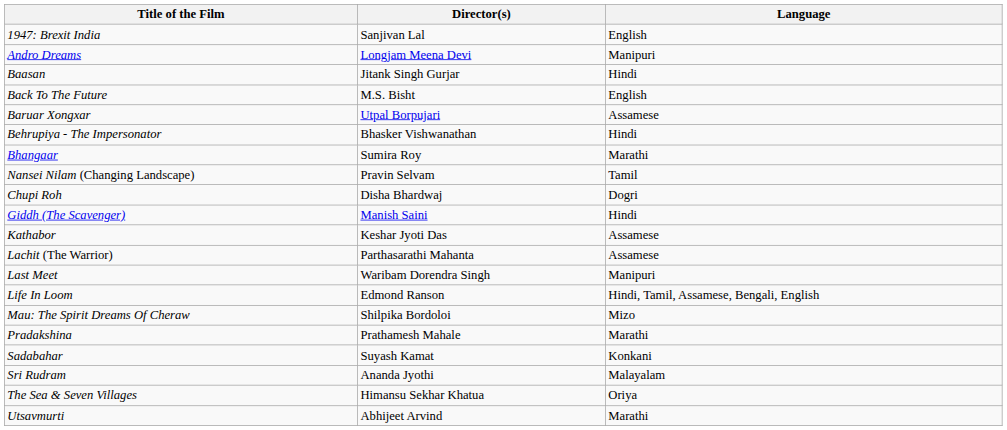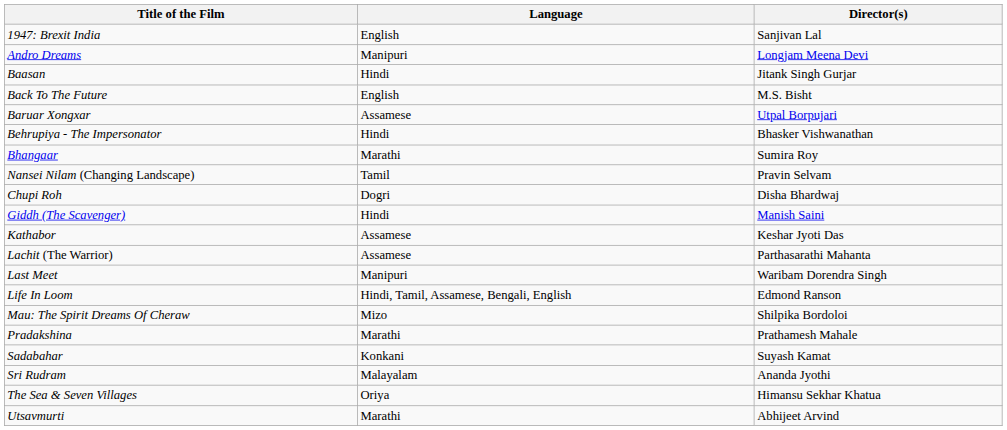columns swapped: (804, 14) <-> (481, 14)
